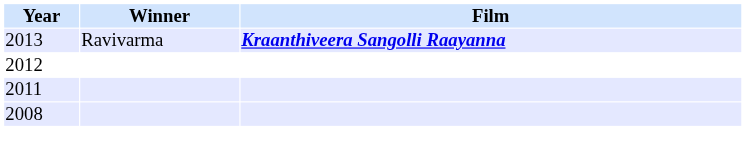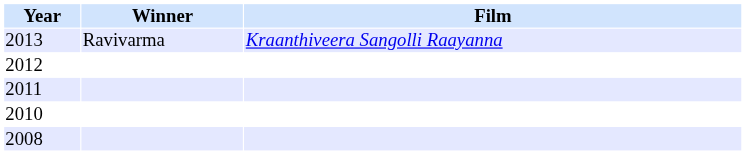(373, 40) bold -> (374, 40) normal
+ row: (24, 114)
